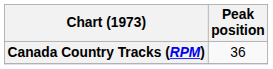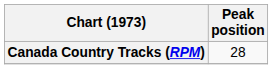(238, 52) 36 -> (238, 52) 28
